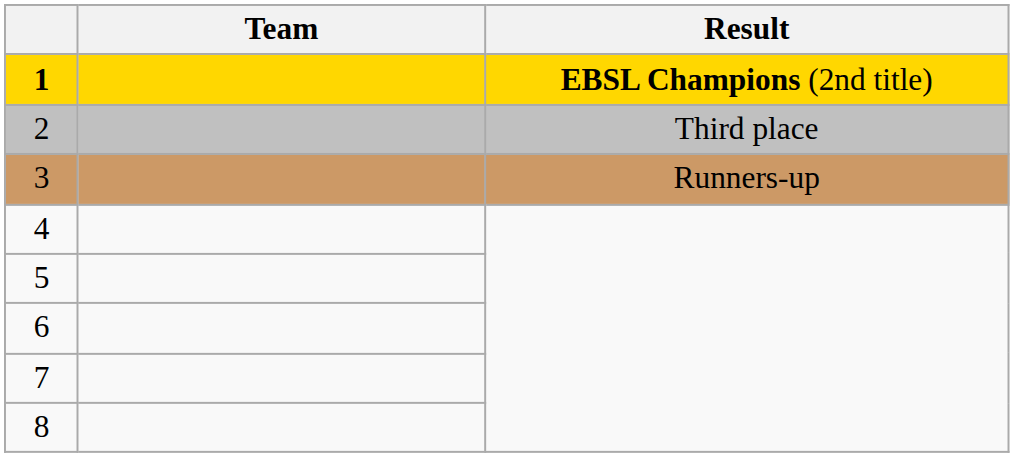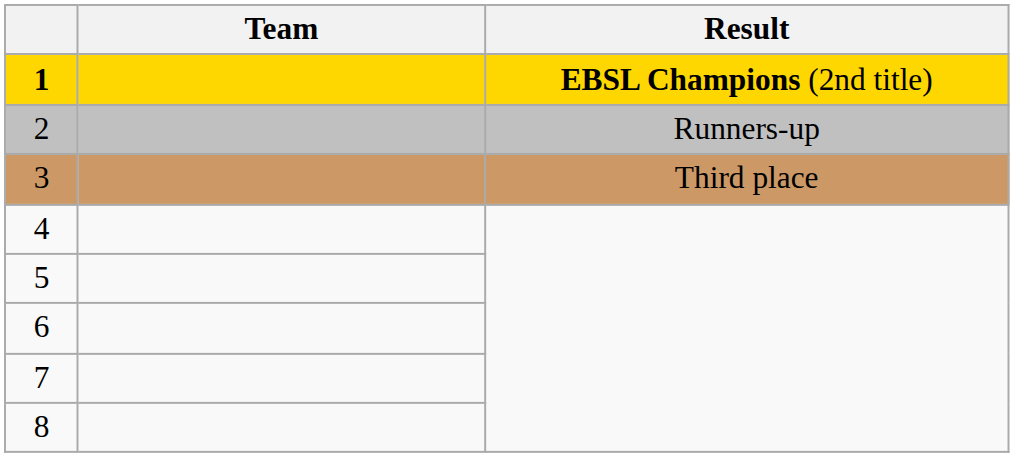(747, 128) Third place -> (747, 128) Runners-up
(747, 178) Runners-up -> (747, 178) Third place
